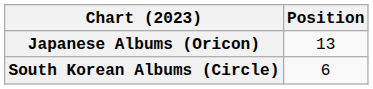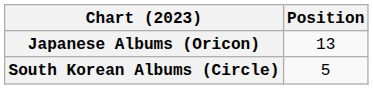(326, 70) 6 -> (326, 70) 5
